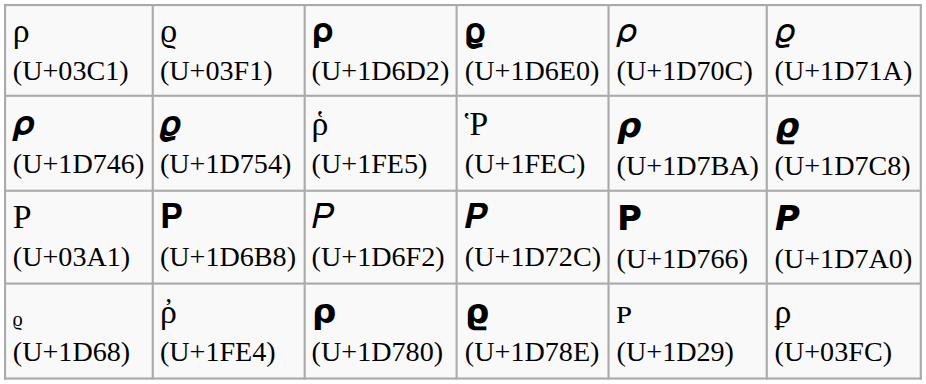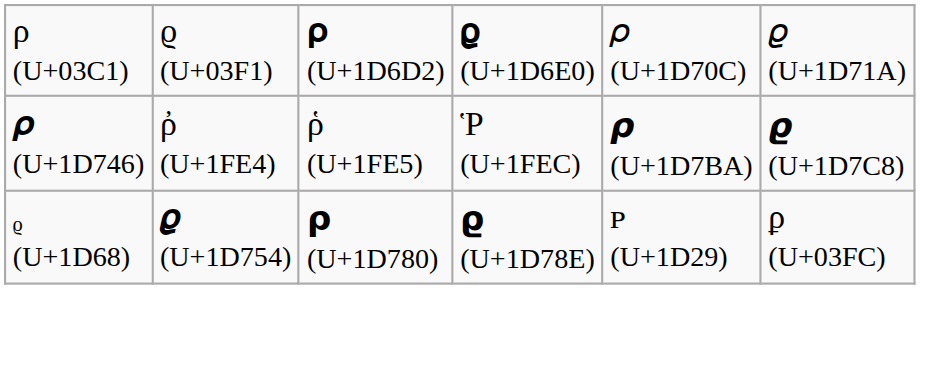(226, 142) 𝝔 (U+1D754) -> (218, 142) ῤ (U+1FE4)
- row: (72, 236)
(218, 330) ῤ (U+1FE4) -> (226, 236) 𝝔 (U+1D754)
